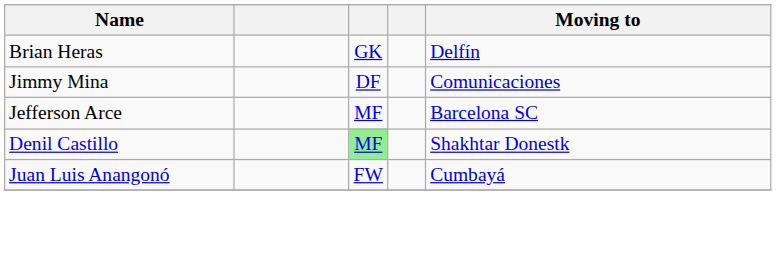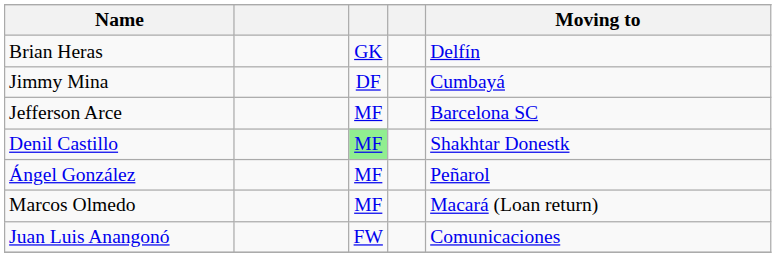(495, 81) Comunicaciones -> (468, 81) Cumbayá
+ row: (72, 174)
+ row: (72, 205)
(468, 174) Cumbayá -> (495, 236) Comunicaciones
